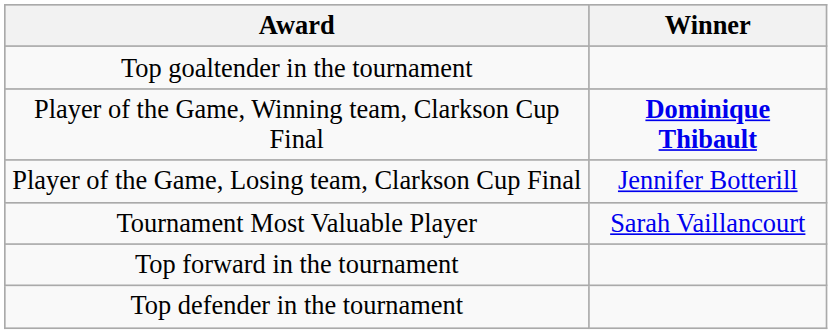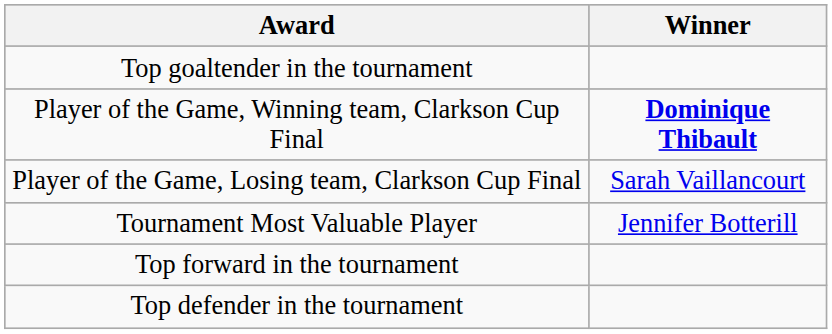(708, 180) Jennifer Botterill -> (708, 180) Sarah Vaillancourt
(708, 222) Sarah Vaillancourt -> (708, 222) Jennifer Botterill
